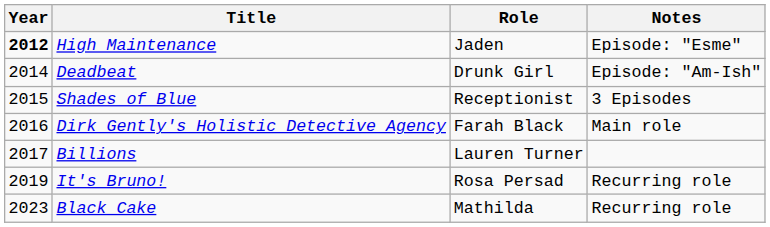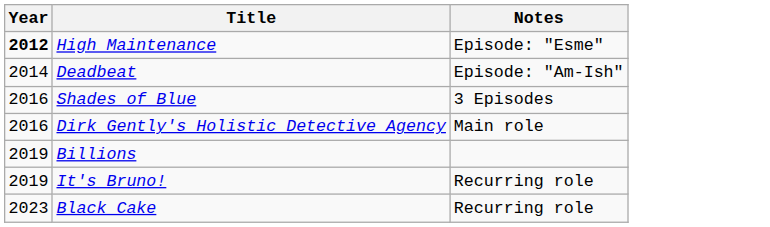- column: (519, 18)
(29, 100) 2015 -> (29, 100) 2016
(29, 154) 2017 -> (29, 154) 2019
